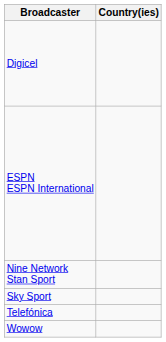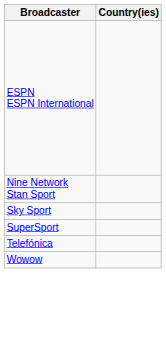- row: (22, 63)
+ row: (33, 227)
